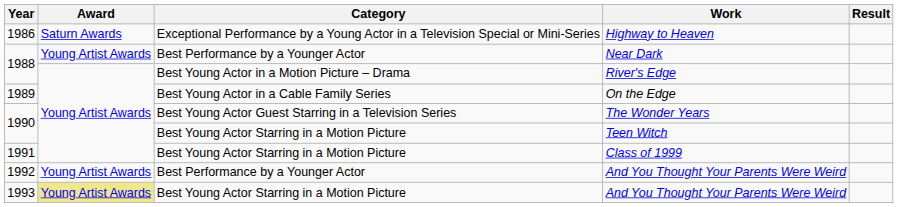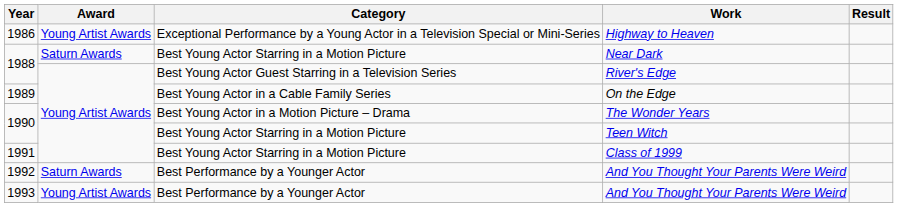(81, 34) Saturn Awards -> (96, 34) Young Artist Awards
(96, 53) Young Artist Awards -> (81, 53) Saturn Awards
(261, 53) Best Performance by a Younger Actor -> (281, 53) Best Young Actor Starring in a Motion Picture
(283, 73) Best Young Actor in a Motion Picture – Drama -> (307, 73) Best Young Actor Guest Starring in a Television Series
(307, 113) Best Young Actor Guest Starring in a Television Series -> (283, 113) Best Young Actor in a Motion Picture – Drama
(96, 172) Young Artist Awards -> (81, 172) Saturn Awards
(96, 192) khaki background -> (96, 192) no background
(281, 192) Best Young Actor Starring in a Motion Picture -> (261, 192) Best Performance by a Younger Actor
